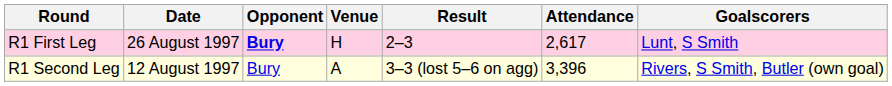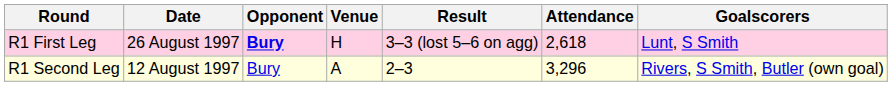(399, 42) 2–3 -> (462, 42) 3–3 (lost 5–6 on agg)
(566, 42) 2,617 -> (566, 42) 2,618
(462, 68) 3–3 (lost 5–6 on agg) -> (399, 68) 2–3
(566, 68) 3,396 -> (566, 68) 3,296
